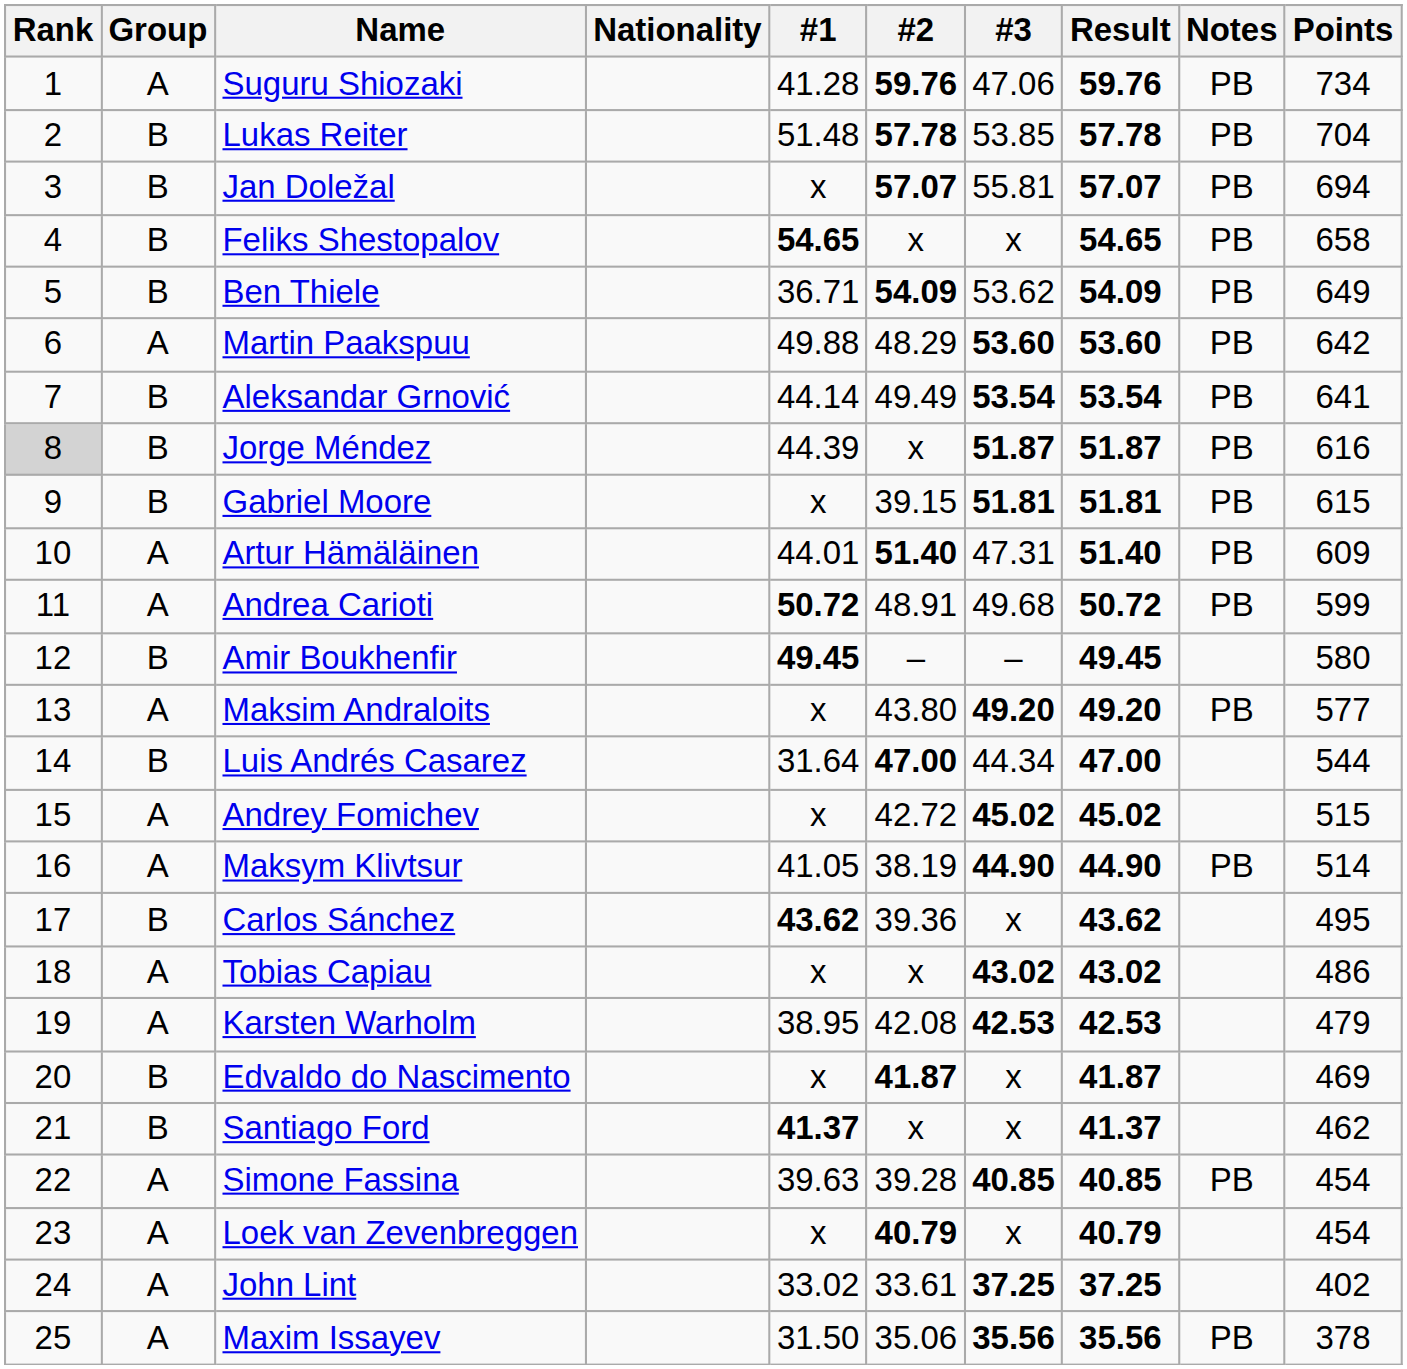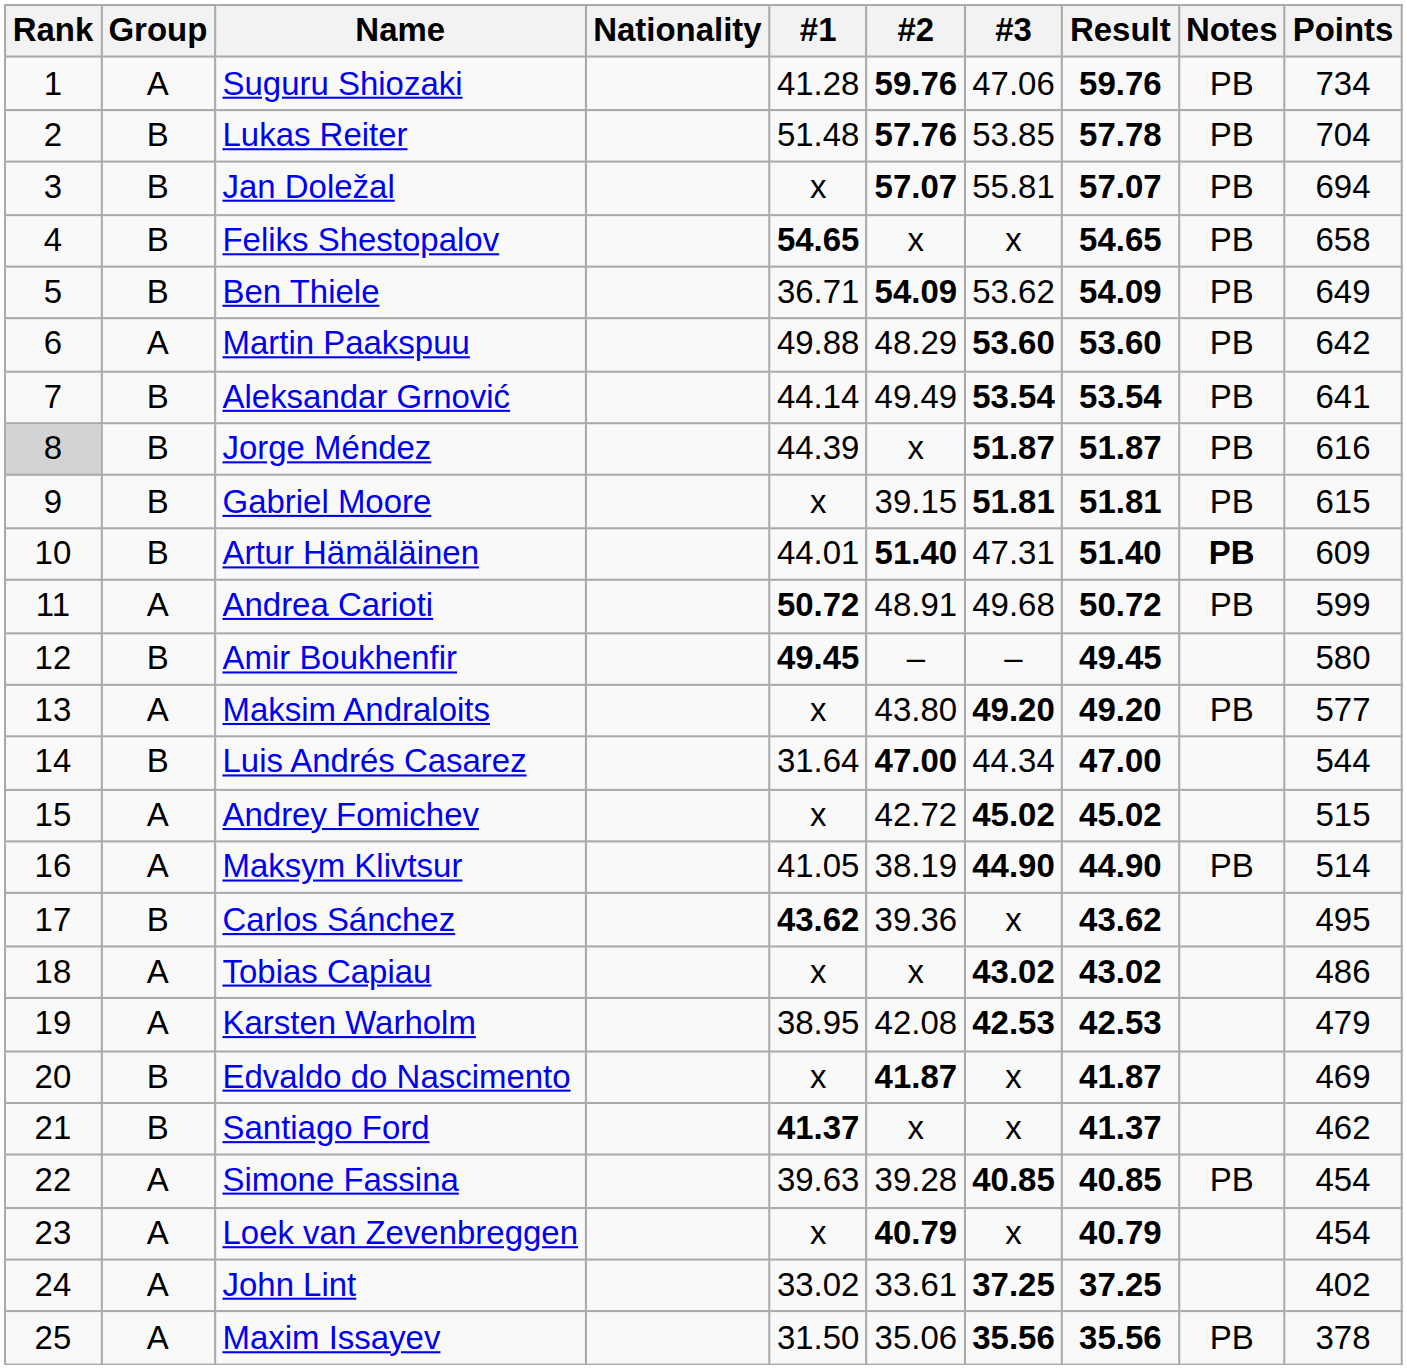(916, 135) 57.78 -> (916, 135) 57.76
(158, 553) A -> (158, 553) B
(1232, 553) normal -> (1232, 553) bold
